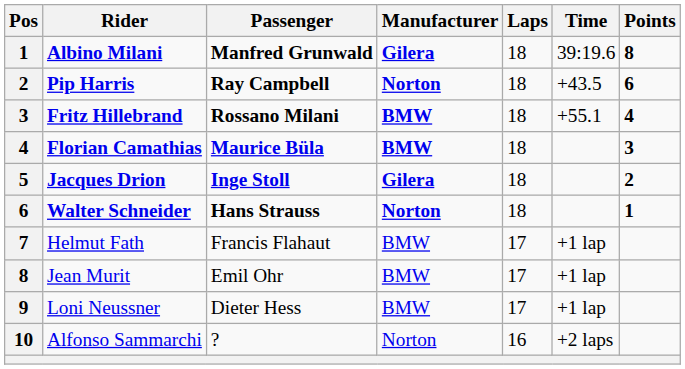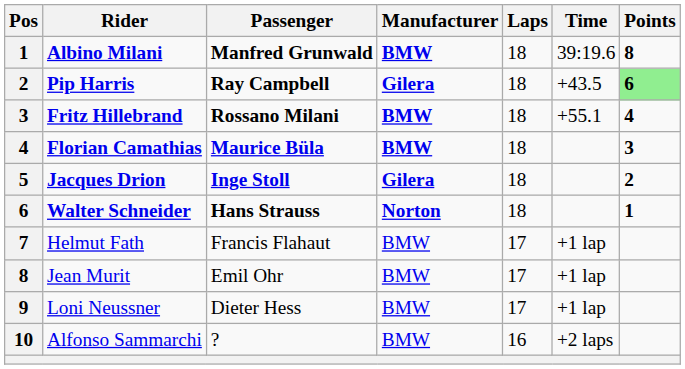(408, 52) Gilera -> (407, 52) BMW
(411, 84) Norton -> (408, 84) Gilera
(629, 84) no background -> (629, 84) lightgreen background
(409, 338) Norton -> (406, 338) BMW
